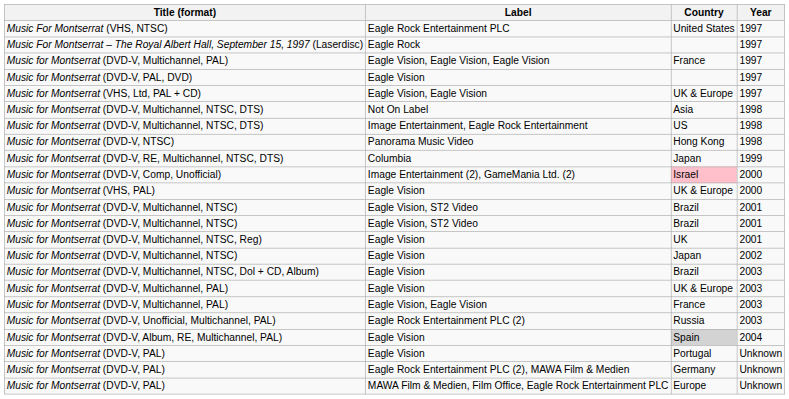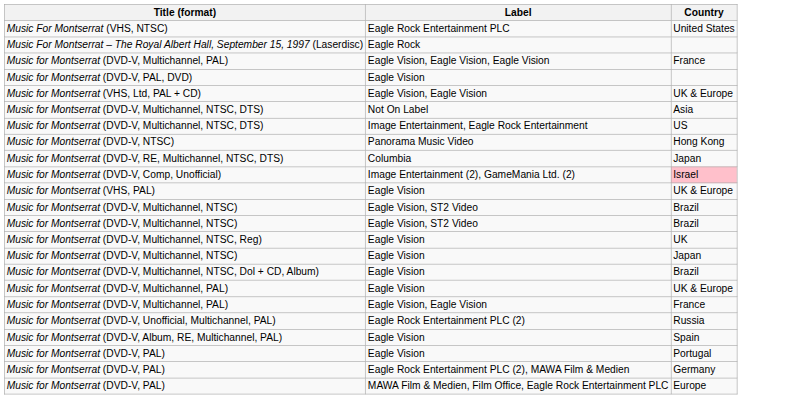- column: (761, 12)
(686, 337) lightgrey background -> (686, 337) no background
